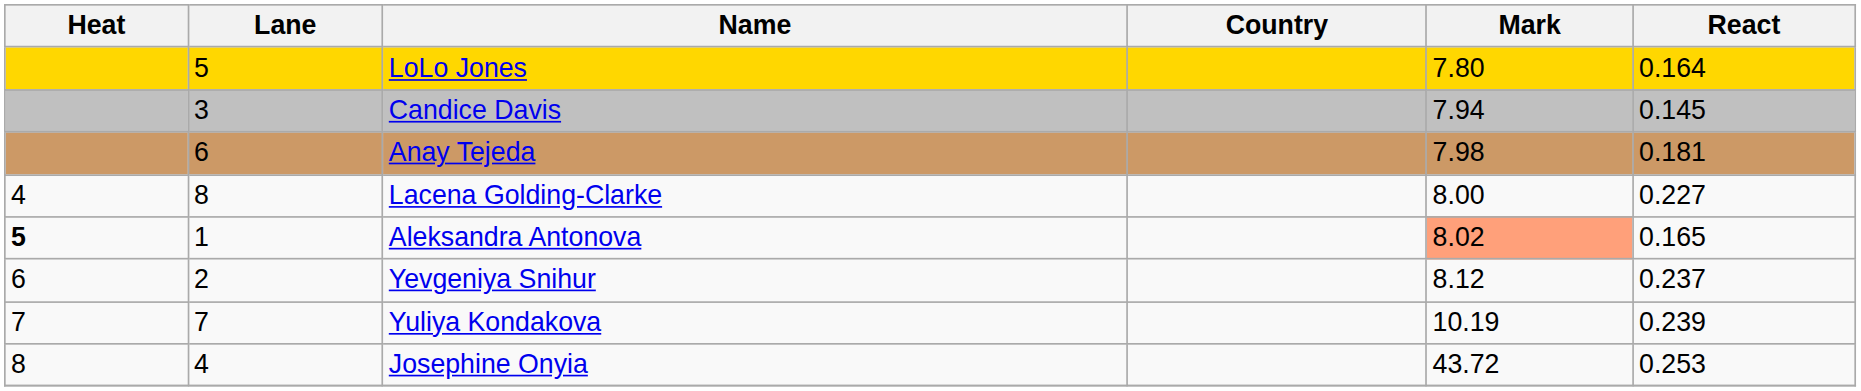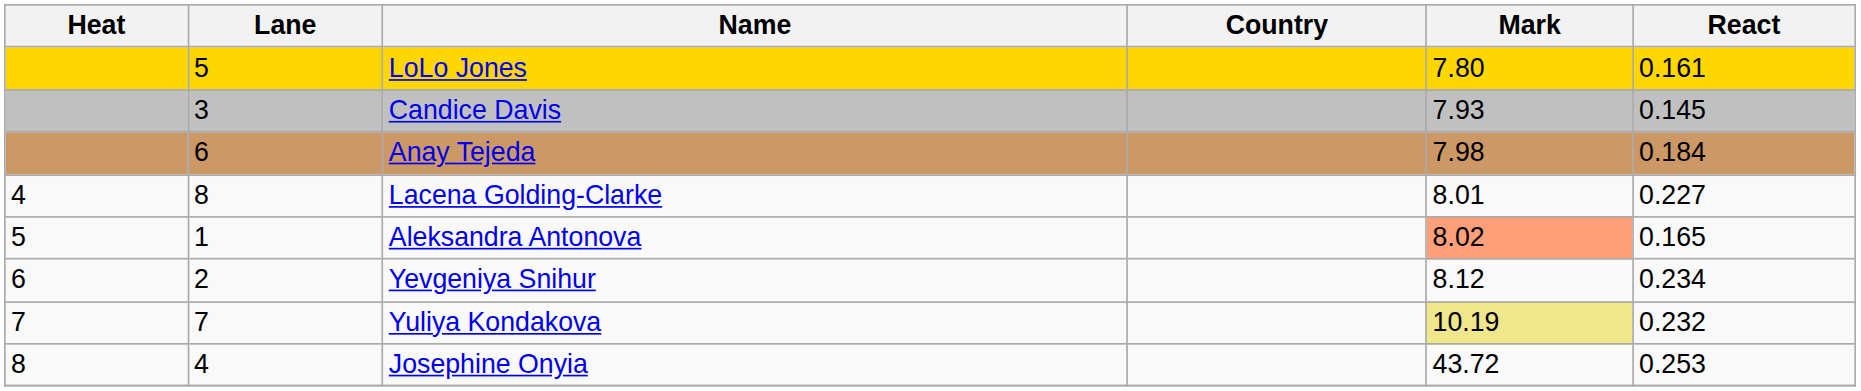(1673, 68) 0.164 -> (1673, 68) 0.161
(1459, 110) 7.94 -> (1459, 110) 7.93
(1673, 152) 0.181 -> (1673, 152) 0.184
(1459, 195) 8.00 -> (1459, 195) 8.01
(18, 237) bold -> (18, 237) normal
(1673, 279) 0.237 -> (1673, 279) 0.234
(1466, 322) no background -> (1466, 322) khaki background
(1673, 322) 0.239 -> (1673, 322) 0.232
